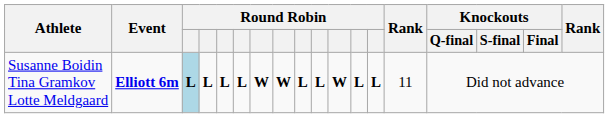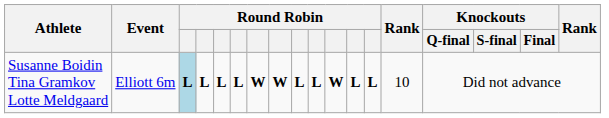(147, 82) bold -> (145, 82) normal
(405, 82) 11 -> (402, 82) 10
